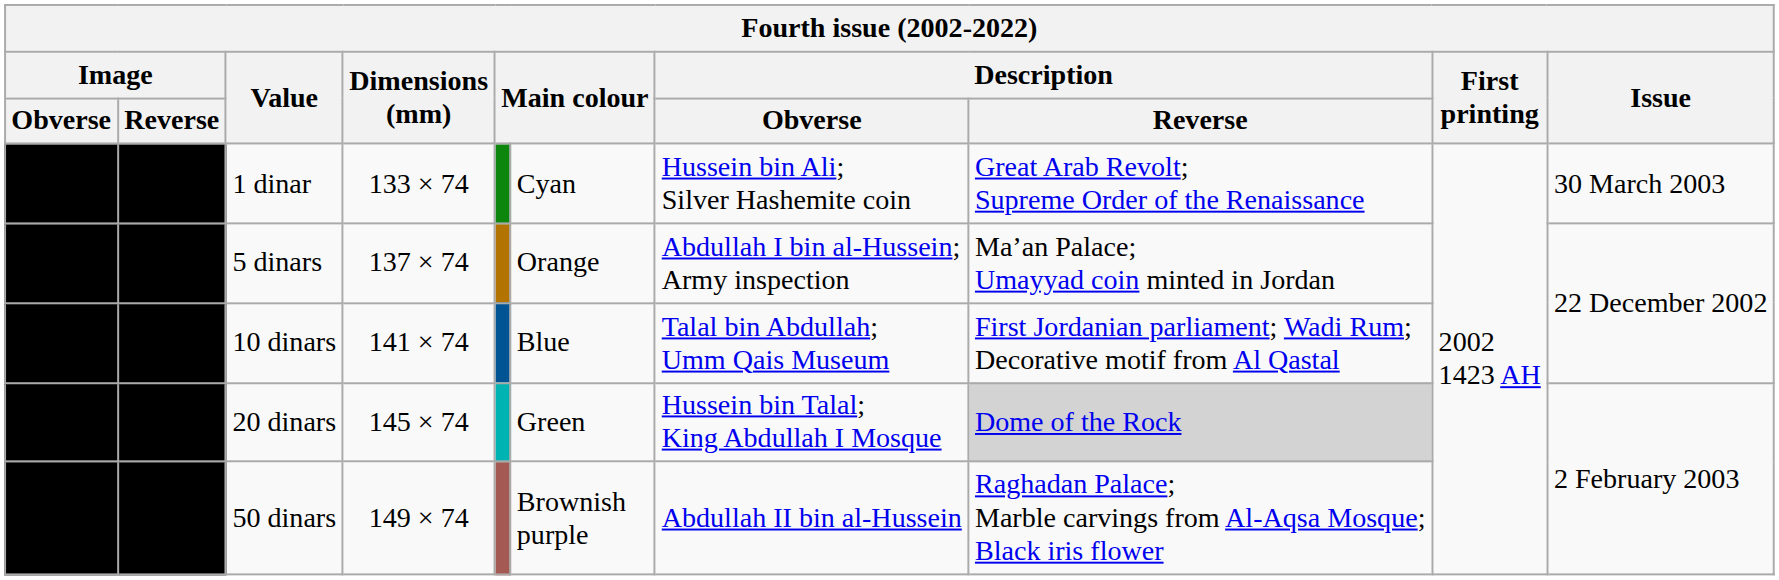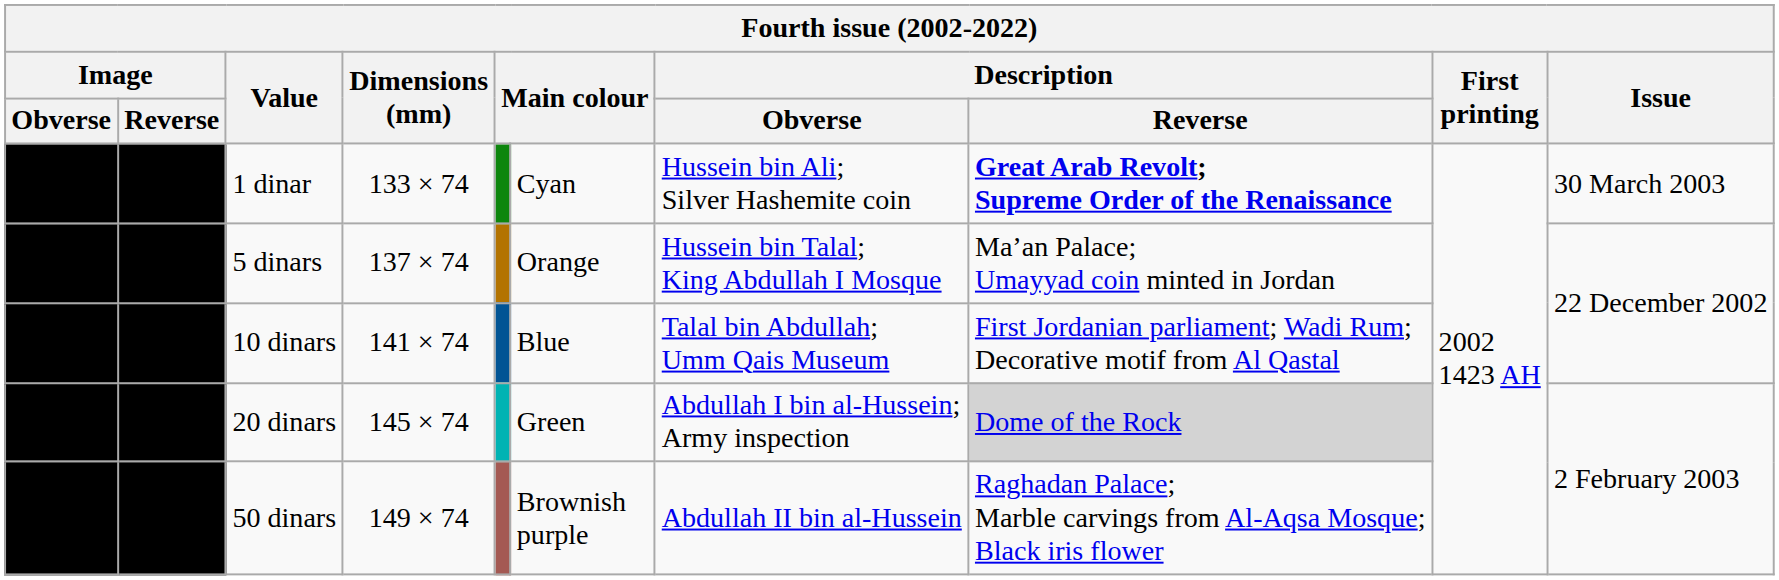(1170, 183) normal -> (1183, 183) bold
(811, 262) Abdullah I bin al-Hussein; Army inspection -> (802, 262) Hussein bin Talal; King Abdullah I Mosque
(802, 421) Hussein bin Talal; King Abdullah I Mosque -> (811, 421) Abdullah I bin al-Hussein; Army inspection
